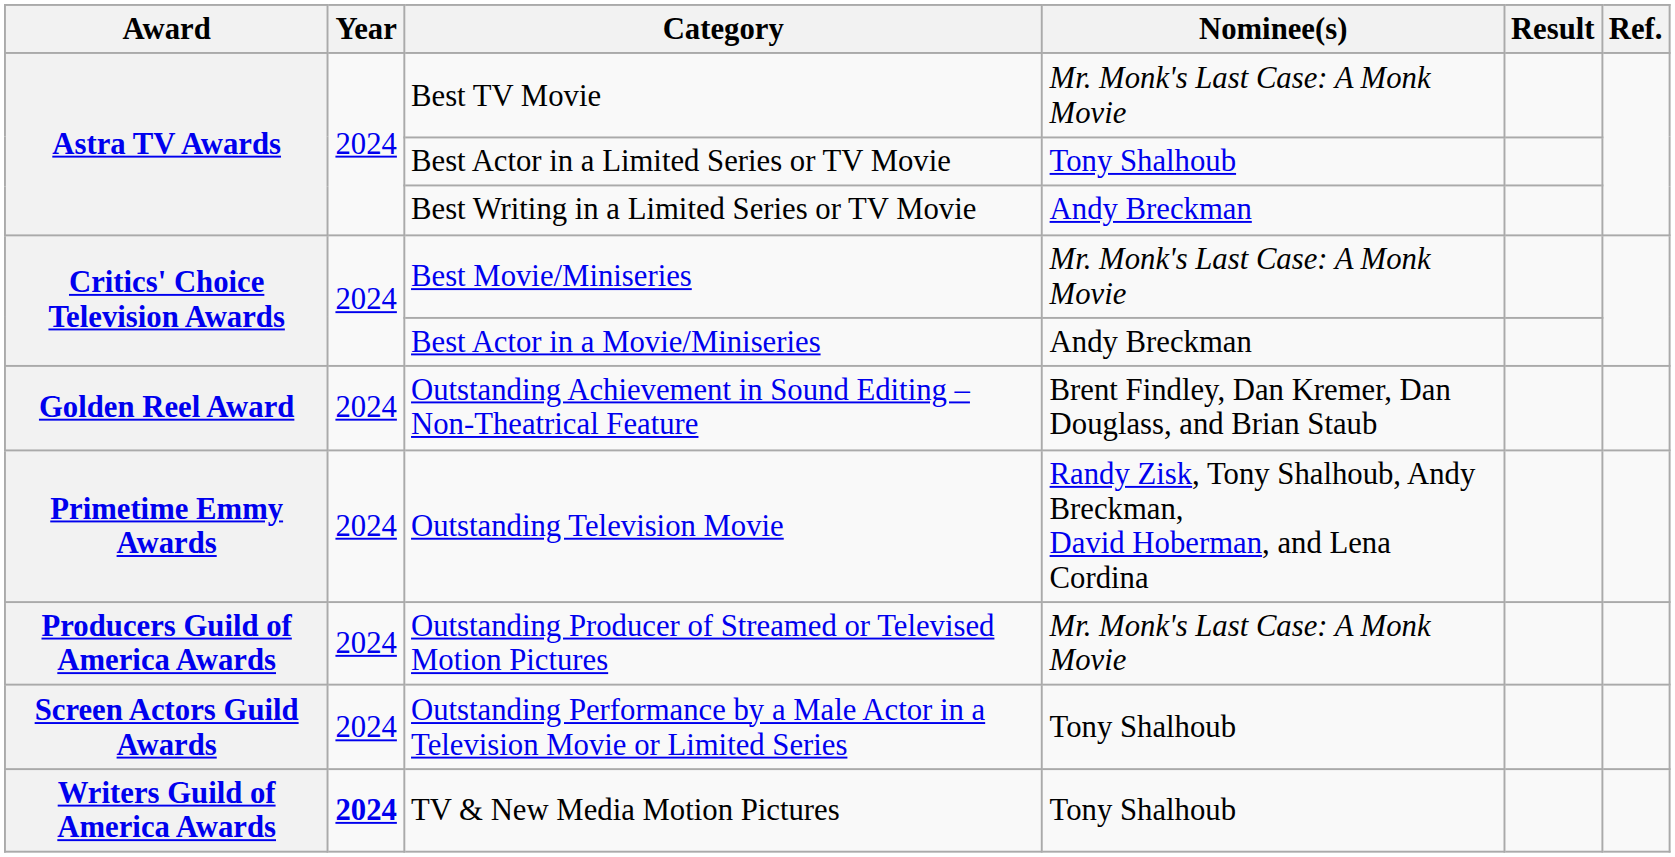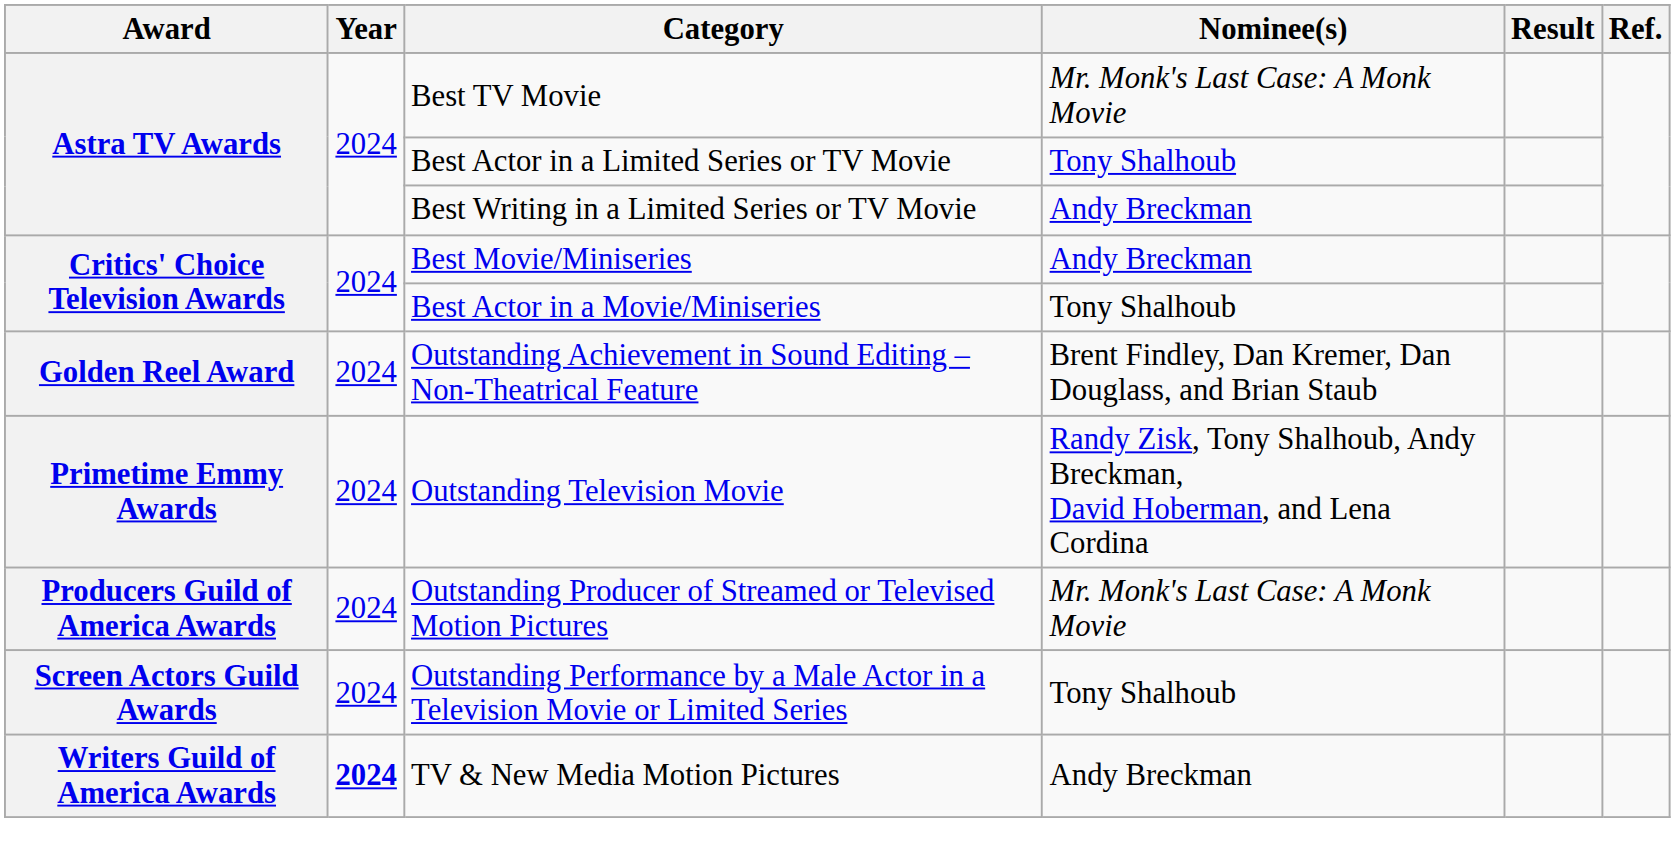(1240, 275) Mr. Monk's Last Case: A Monk Movie -> (1151, 258) Andy Breckman
(1151, 341) Andy Breckman -> (1143, 307) Tony Shalhoub
(1143, 809) Tony Shalhoub -> (1151, 775) Andy Breckman
